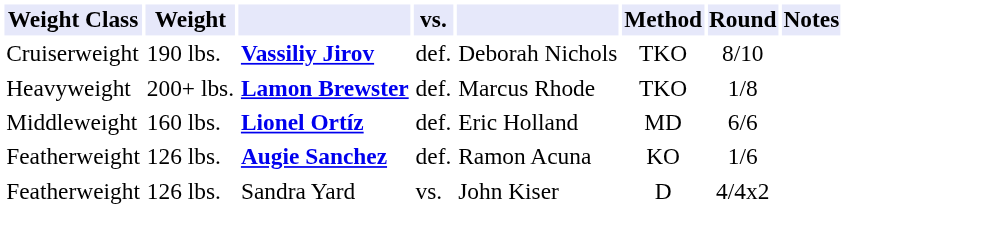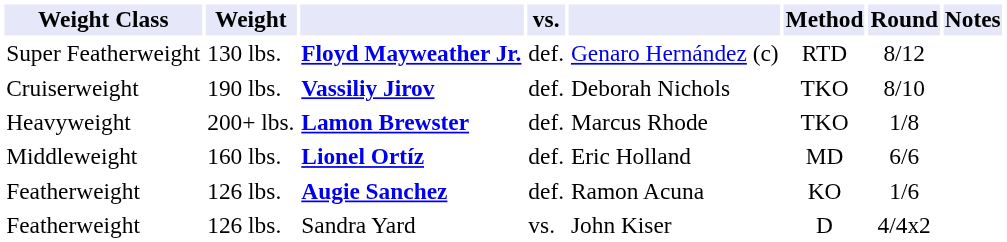+ row: (411, 53)
